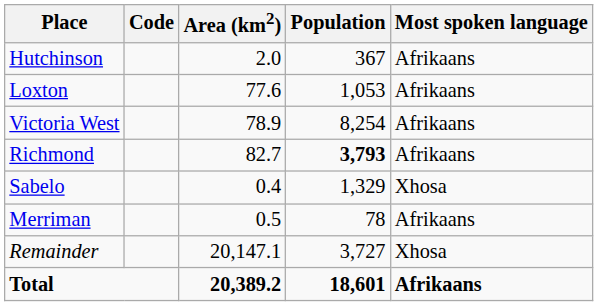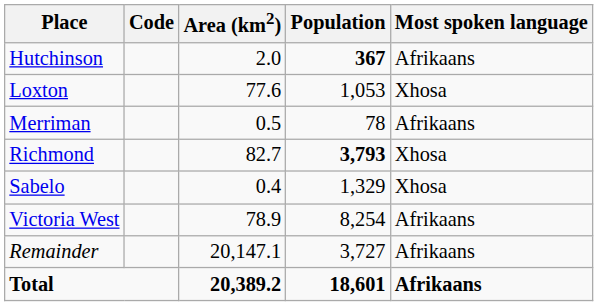(370, 58) normal -> (370, 58) bold
(435, 90) Afrikaans -> (421, 90) Xhosa
rows swapped: (50, 219) <-> (64, 122)
(435, 155) Afrikaans -> (421, 155) Xhosa
(421, 251) Xhosa -> (435, 251) Afrikaans
